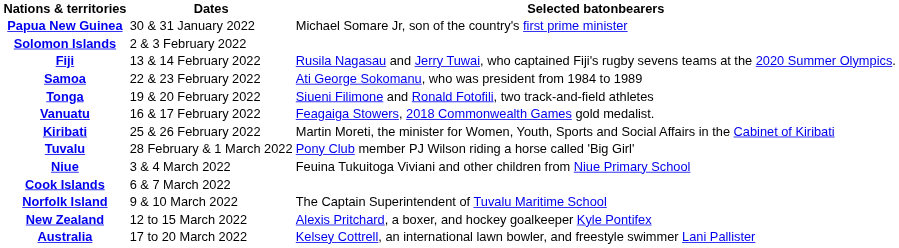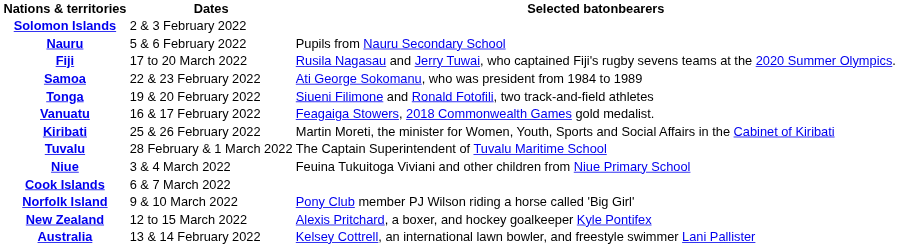- row: (65, 26)
+ row: (65, 43)
(195, 61) 13 & 14 February 2022 -> (188, 61) 17 to 20 March 2022
(465, 149) Pony Club member PJ Wilson riding a horse called 'Big Girl' -> (451, 149) The Captain Superintendent of Tuvalu Maritime School
(451, 202) The Captain Superintendent of Tuvalu Maritime School -> (465, 202) Pony Club member PJ Wilson riding a horse called 'Big Girl'
(188, 237) 17 to 20 March 2022 -> (195, 237) 13 & 14 February 2022
